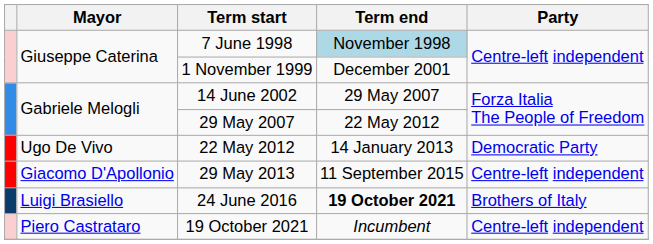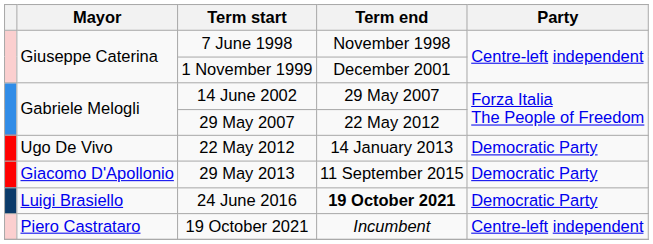(392, 43) lightblue background -> (392, 43) no background
(557, 174) Centre-left independent -> (534, 174) Democratic Party
(529, 200) Brothers of Italy -> (534, 200) Democratic Party
